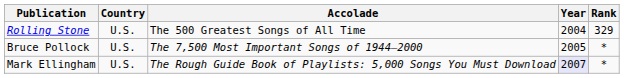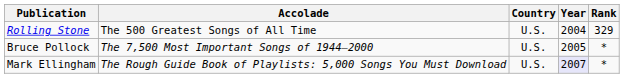columns swapped: (123, 13) <-> (353, 13)
